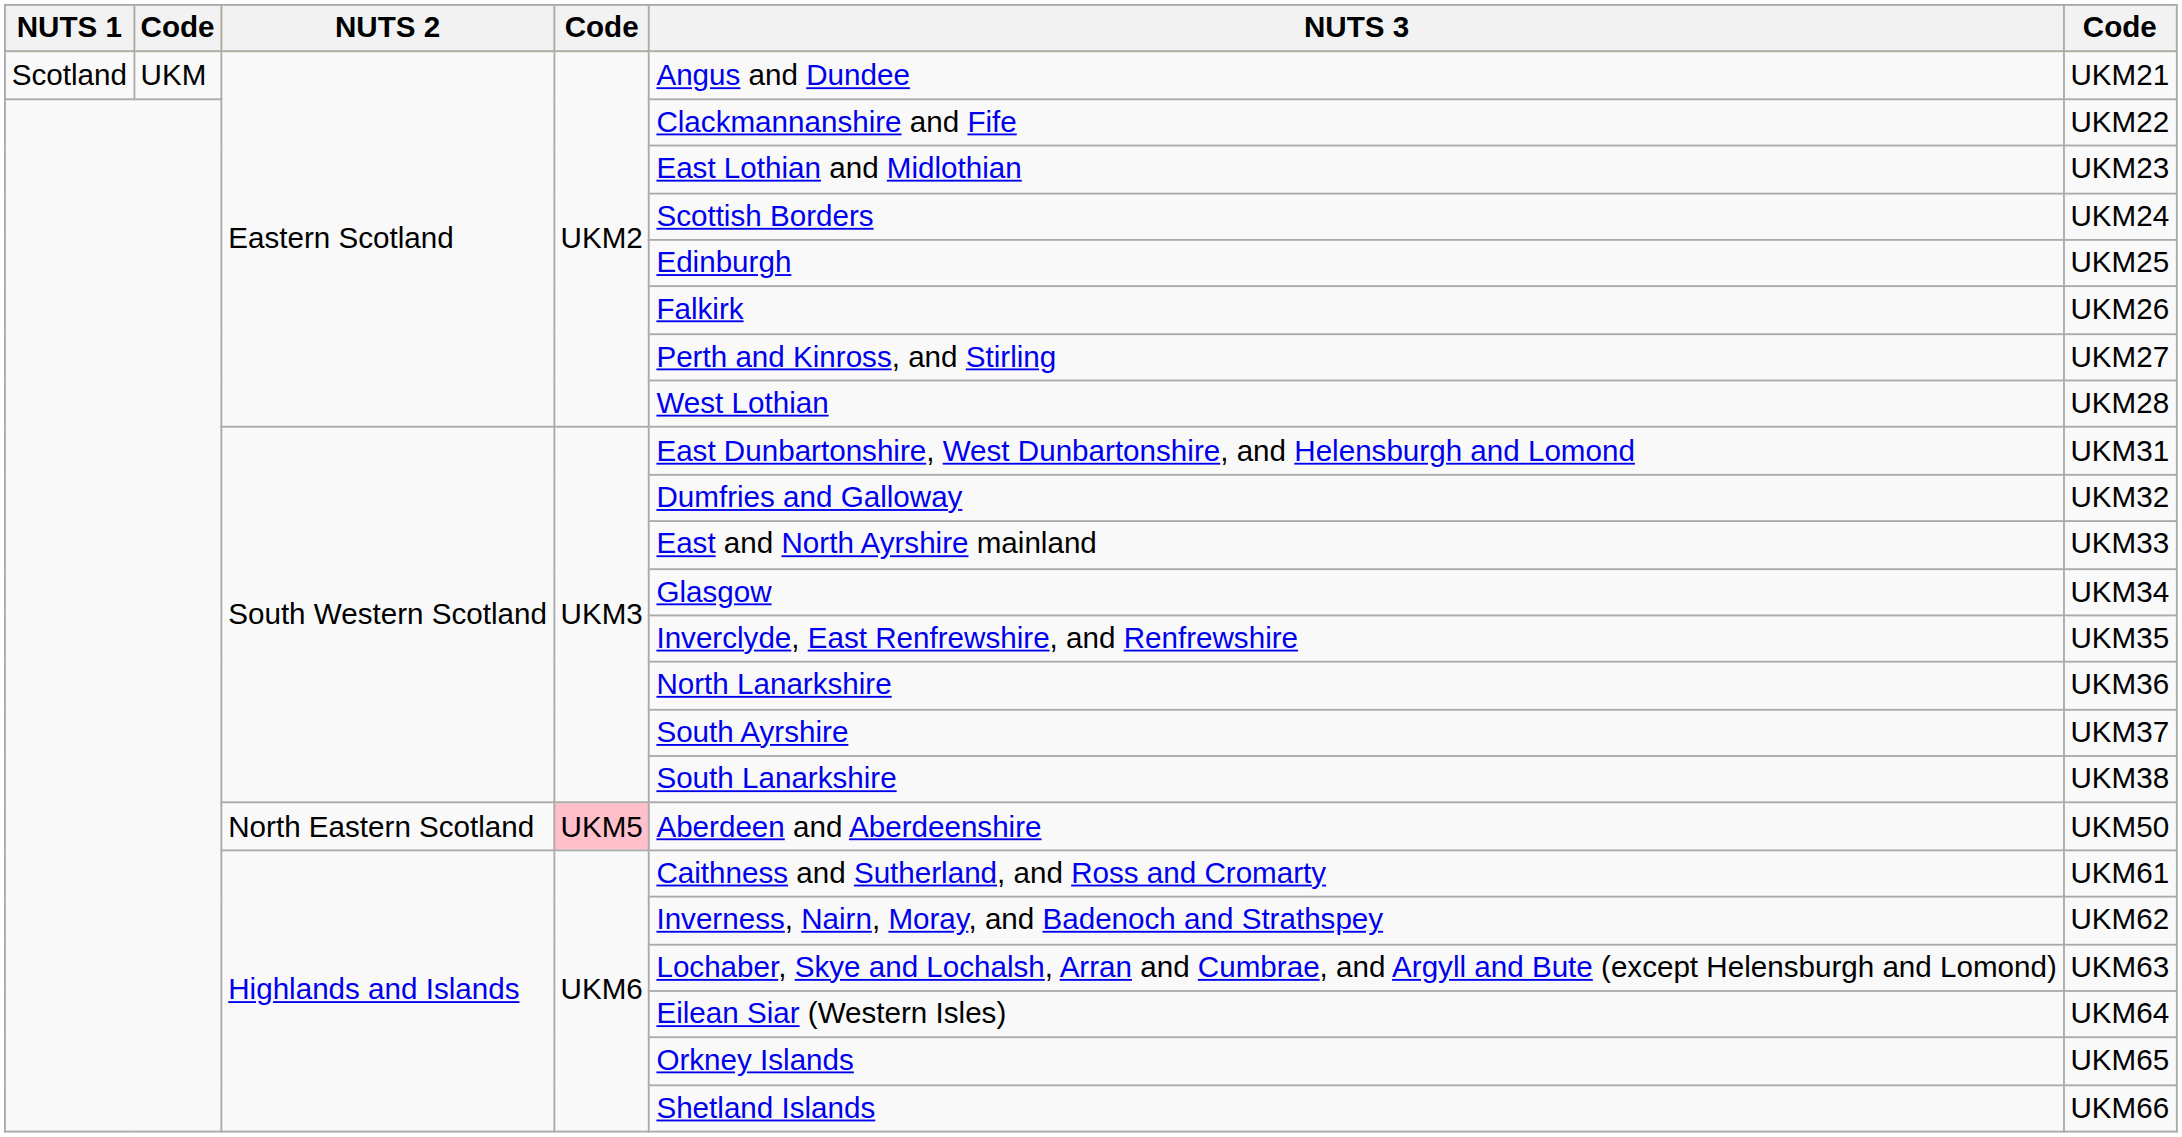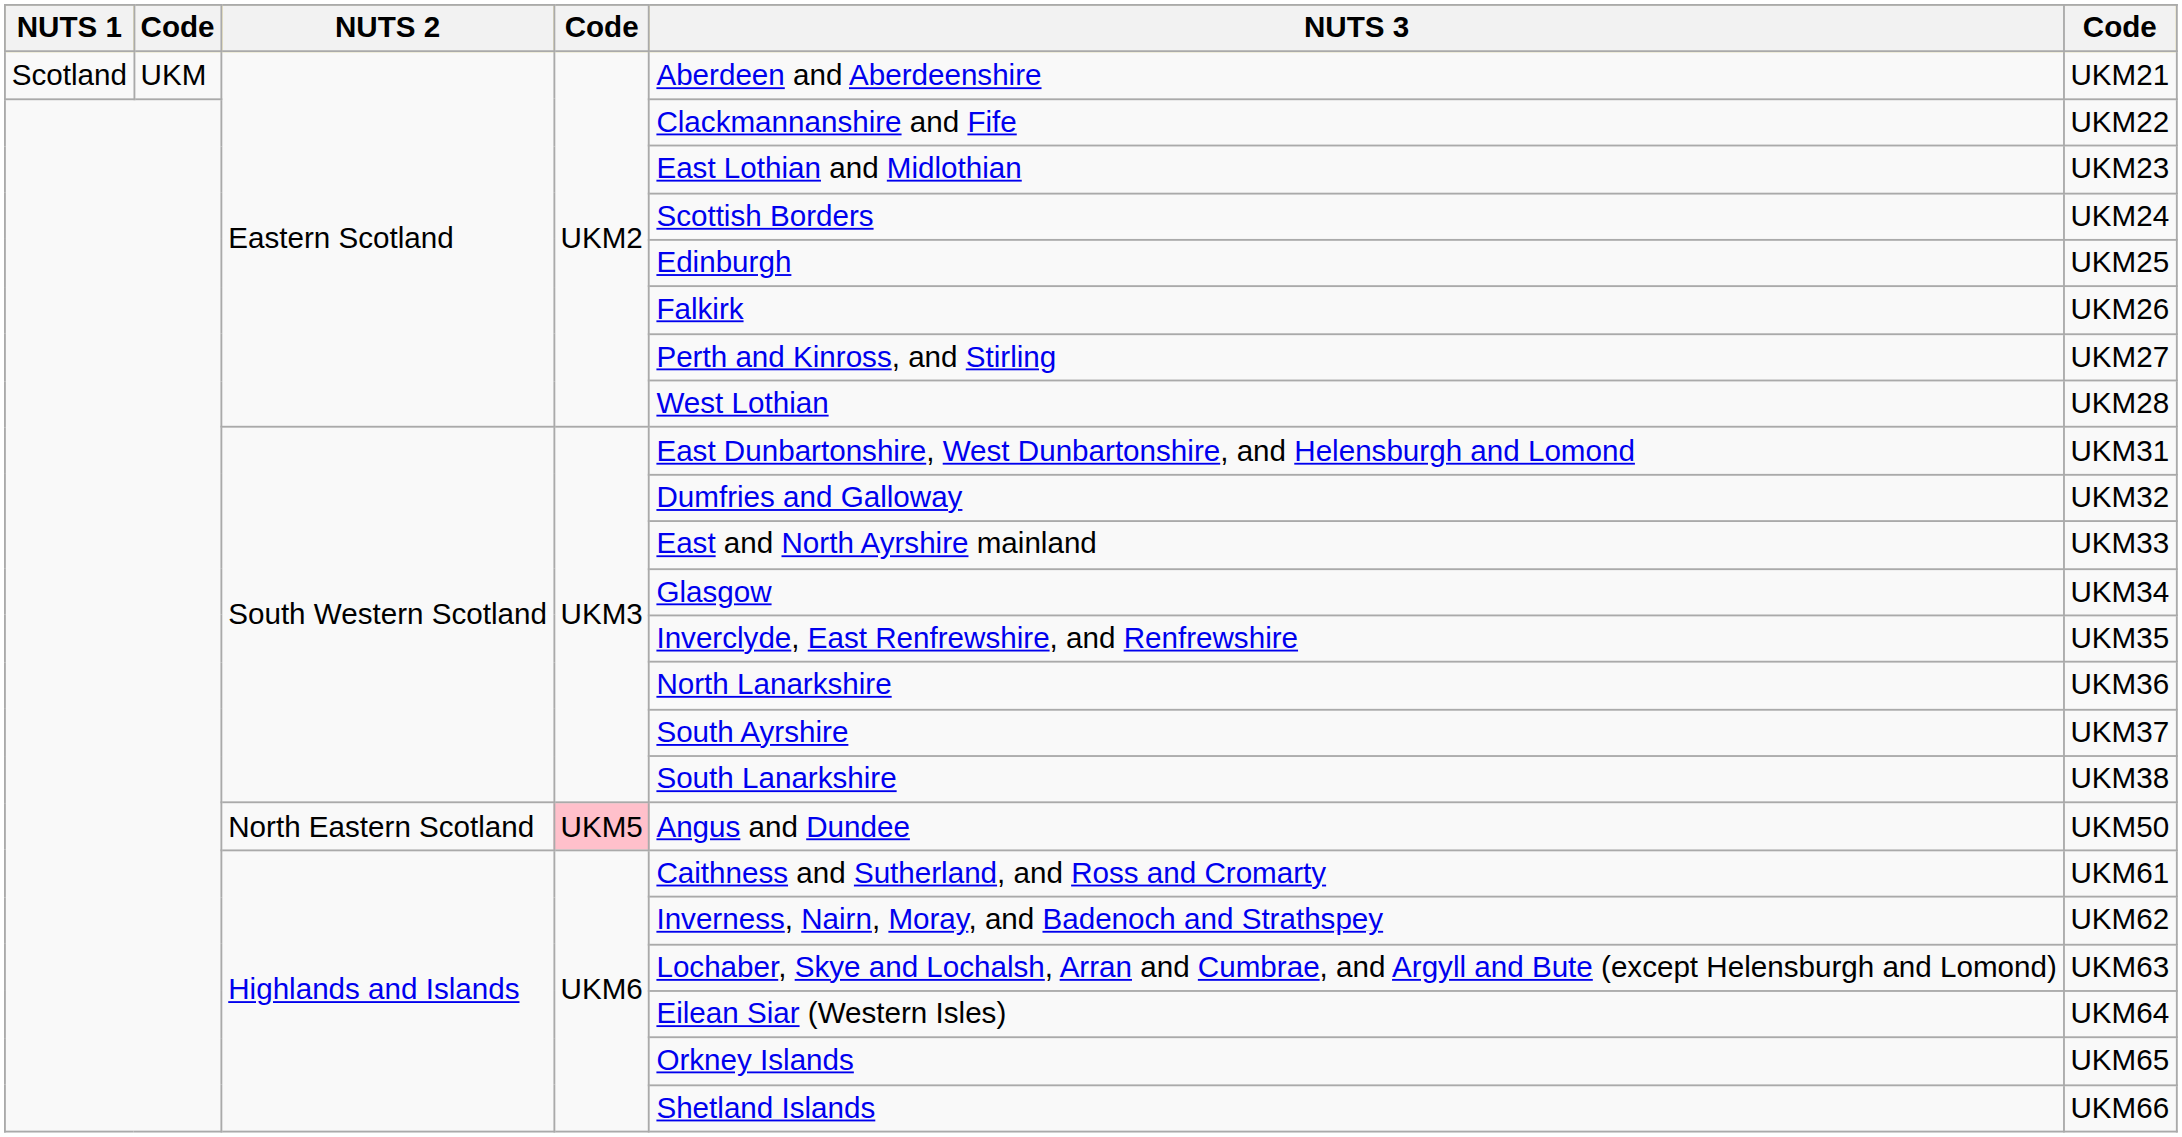(783, 74) Angus and Dundee -> (849, 74) Aberdeen and Aberdeenshire
(849, 826) Aberdeen and Aberdeenshire -> (783, 826) Angus and Dundee
